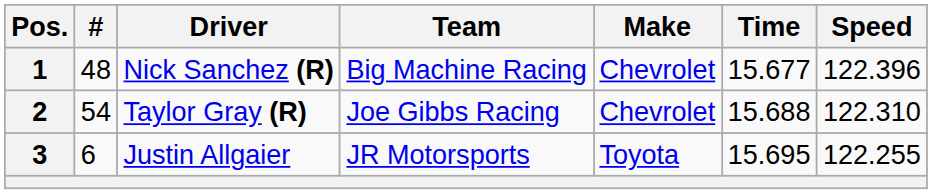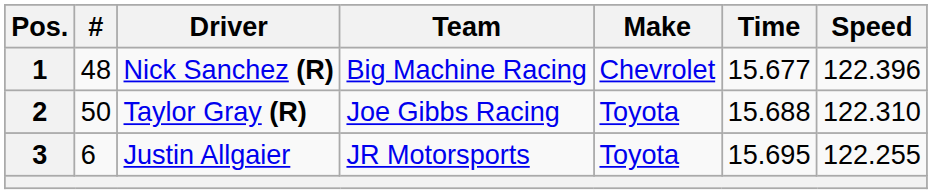(96, 112) 54 -> (96, 112) 50
(657, 112) Chevrolet -> (639, 112) Toyota
